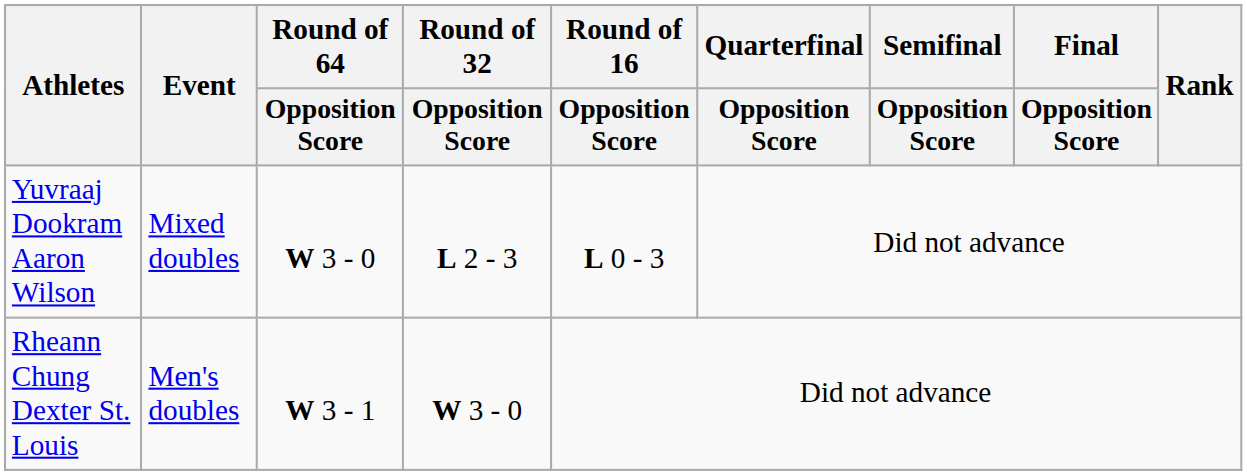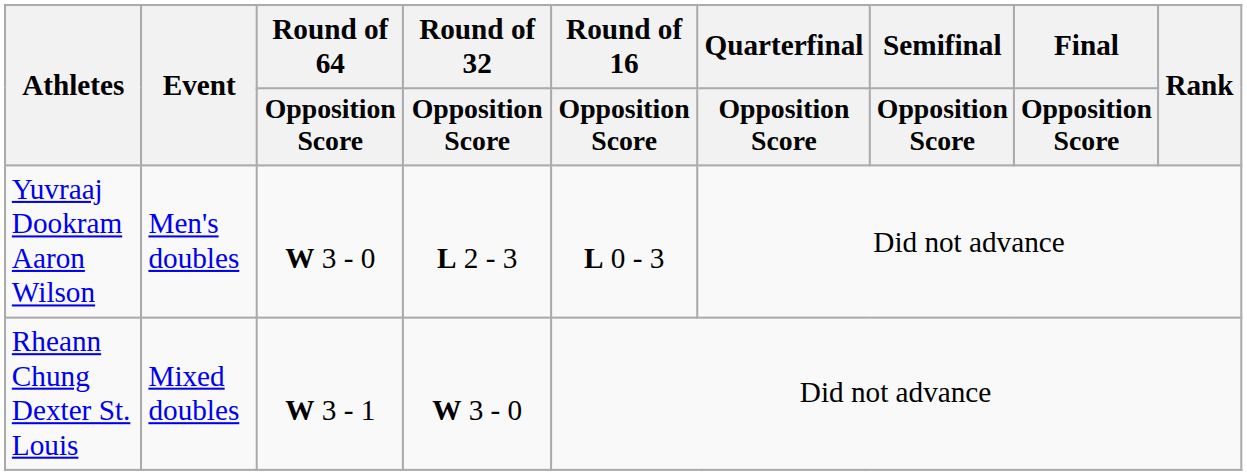(194, 241) Mixed doubles -> (194, 241) Men's doubles
(194, 393) Men's doubles -> (194, 393) Mixed doubles
